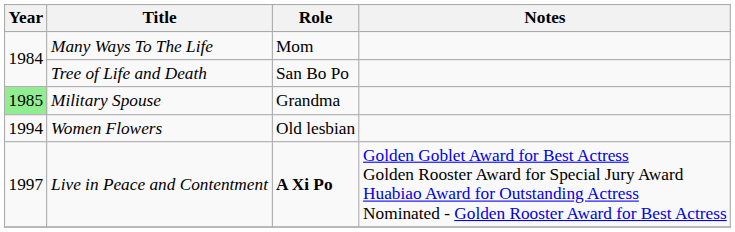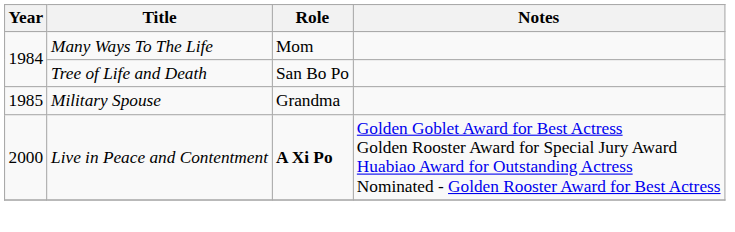(26, 100) lightgreen background -> (26, 100) no background
- row: (107, 127)
(26, 184) 1997 -> (26, 156) 2000
